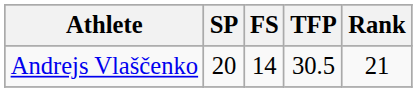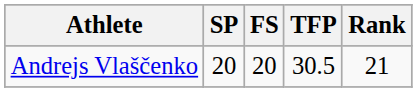(264, 65) 14 -> (264, 65) 20
